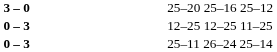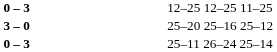rows swapped: (220, 25) <-> (220, 7)
